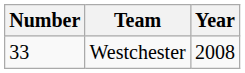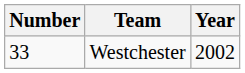(215, 52) 2008 -> (215, 52) 2002
